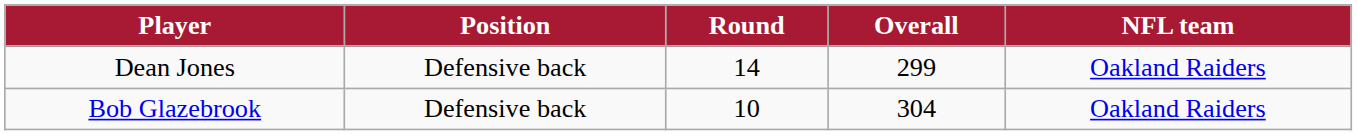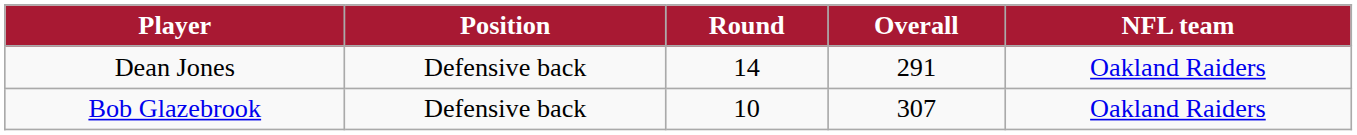(916, 66) 299 -> (916, 66) 291
(916, 108) 304 -> (916, 108) 307
